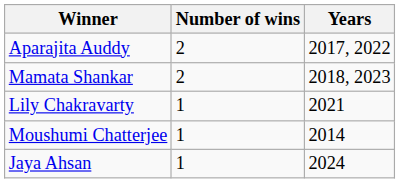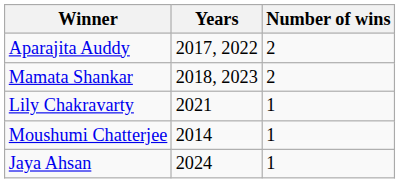columns swapped: (238, 18) <-> (350, 18)
